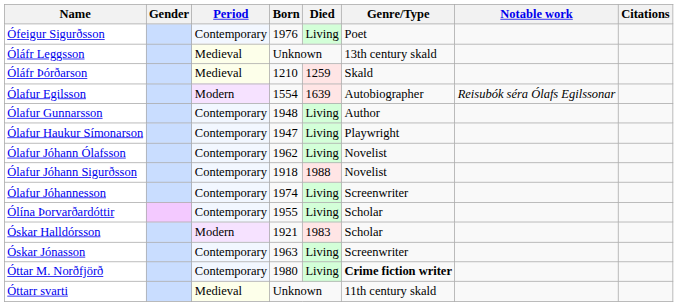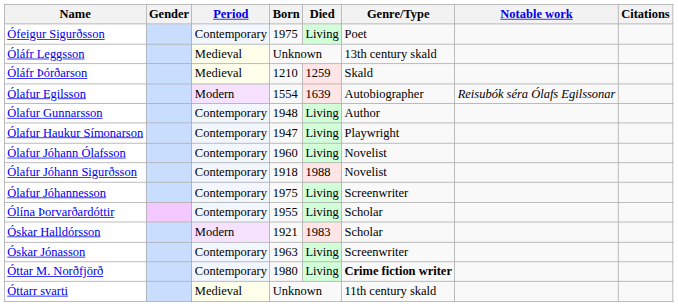(285, 34) 1976 -> (285, 34) 1975
(285, 152) 1962 -> (285, 152) 1960
(285, 192) 1974 -> (285, 192) 1975
